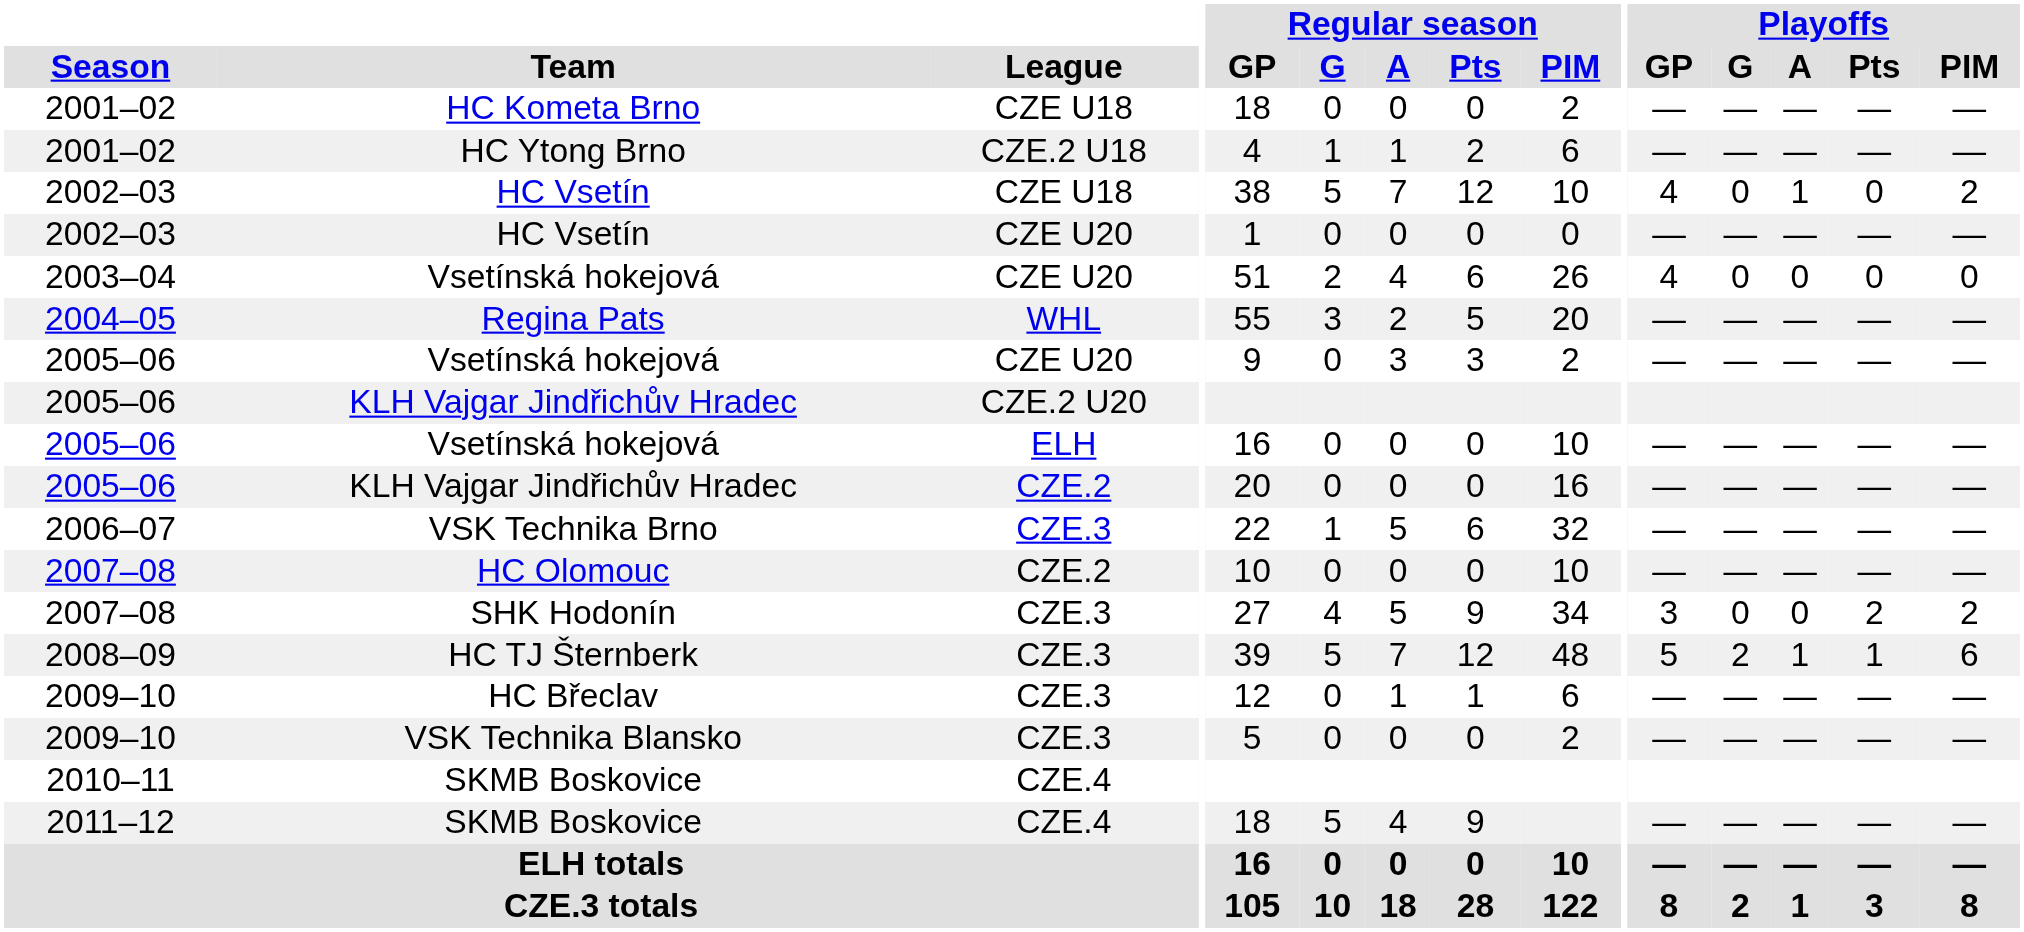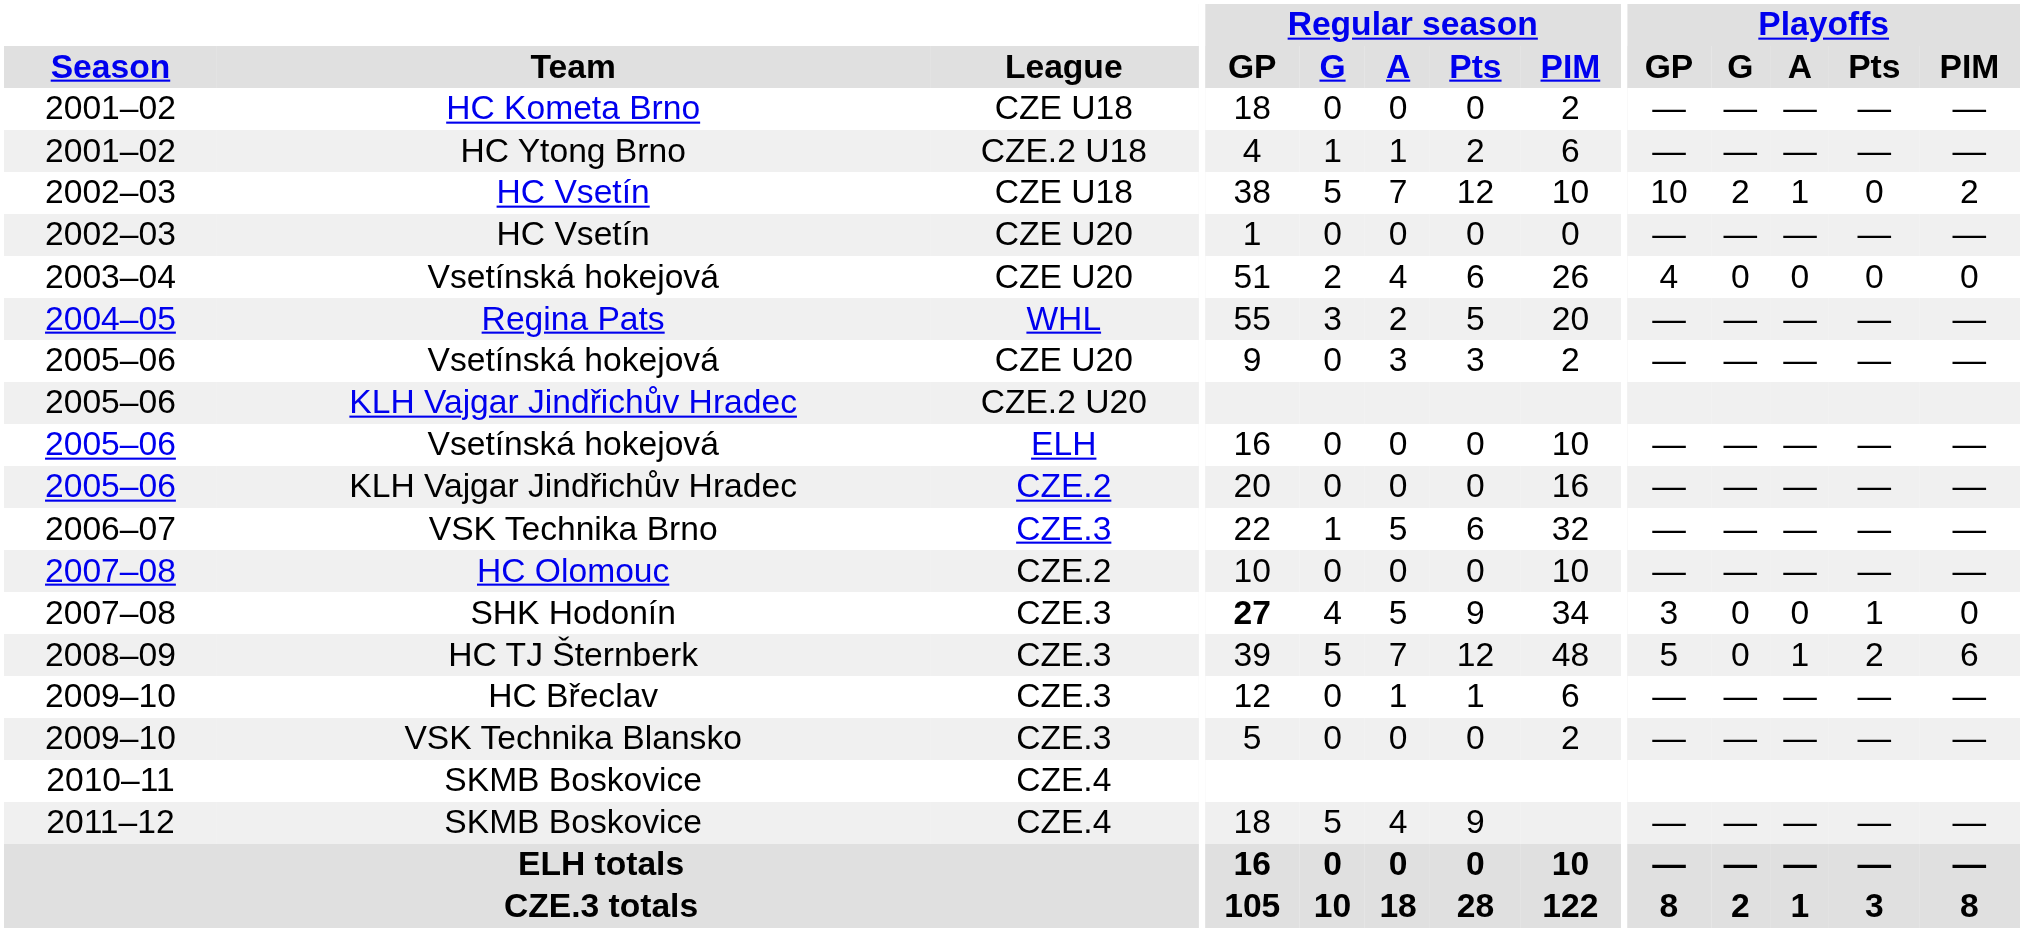(1669, 192) 4 -> (1669, 192) 10
(1740, 192) 0 -> (1740, 192) 2
(1252, 612) normal -> (1252, 612) bold
(1874, 612) 2 -> (1874, 612) 1
(1969, 612) 2 -> (1969, 612) 0
(1740, 654) 2 -> (1740, 654) 0
(1874, 654) 1 -> (1874, 654) 2
